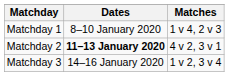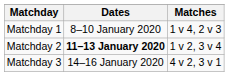(196, 46) 4 v 2, 3 v 1 -> (196, 46) 1 v 2, 3 v 4
(196, 63) 1 v 2, 3 v 4 -> (196, 63) 4 v 2, 3 v 1
